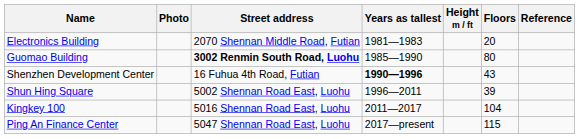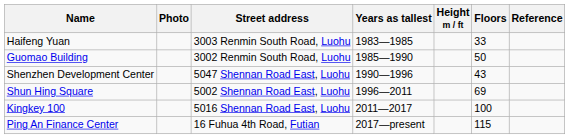- row: (53, 41)
+ row: (38, 41)
(276, 58) bold -> (272, 58) normal
(490, 58) 80 -> (480, 58) 50
(257, 74) 16 Fuhua 4th Road, Futian -> (272, 74) 5047 Shennan Road East, Luohu
(394, 74) bold -> (384, 74) normal
(490, 91) 39 -> (480, 91) 69
(493, 108) 104 -> (483, 108) 100
(272, 125) 5047 Shennan Road East, Luohu -> (257, 125) 16 Fuhua 4th Road, Futian
